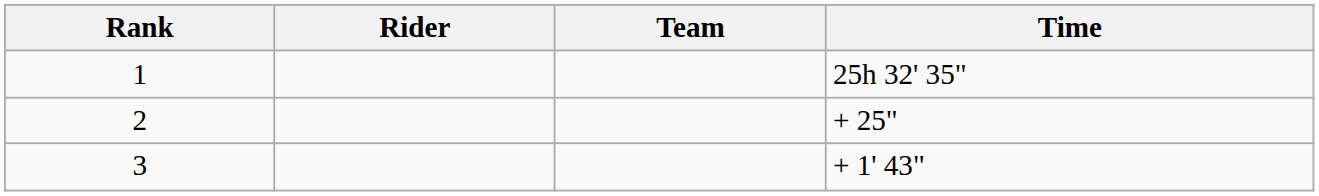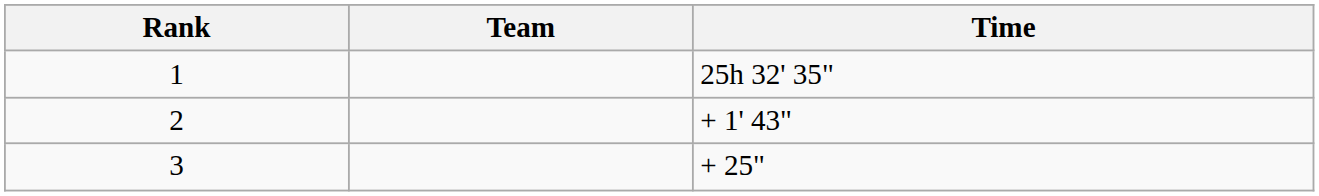- column: (415, 27)
(865, 119) + 25" -> (746, 119) + 1' 43"
(879, 166) + 1' 43" -> (733, 166) + 25"
